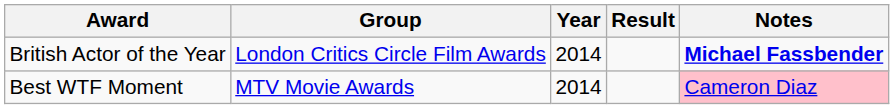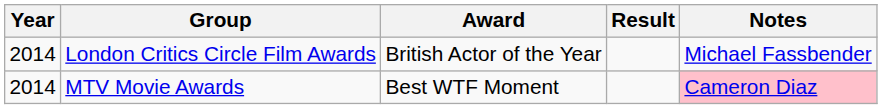columns swapped: (579, 20) <-> (118, 20)
(784, 53) bold -> (778, 53) normal
